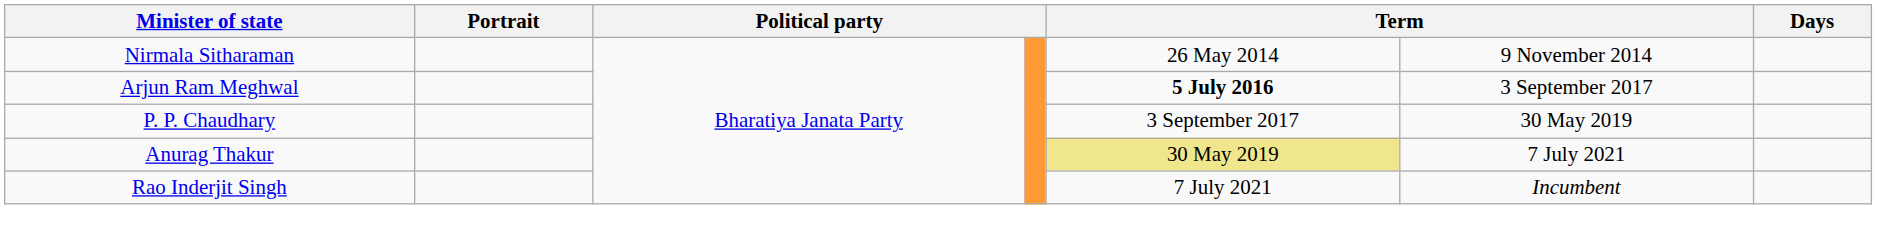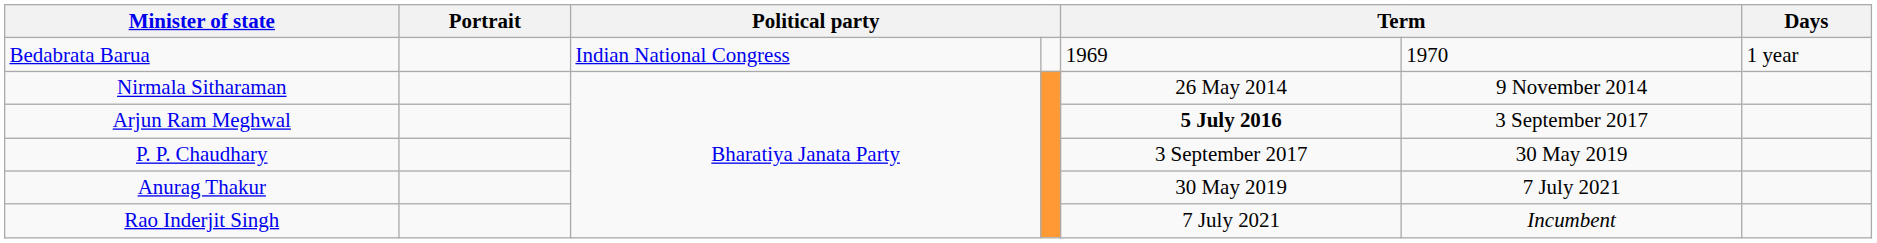+ row: (80, 54)
(1223, 154) khaki background -> (1231, 187) no background
